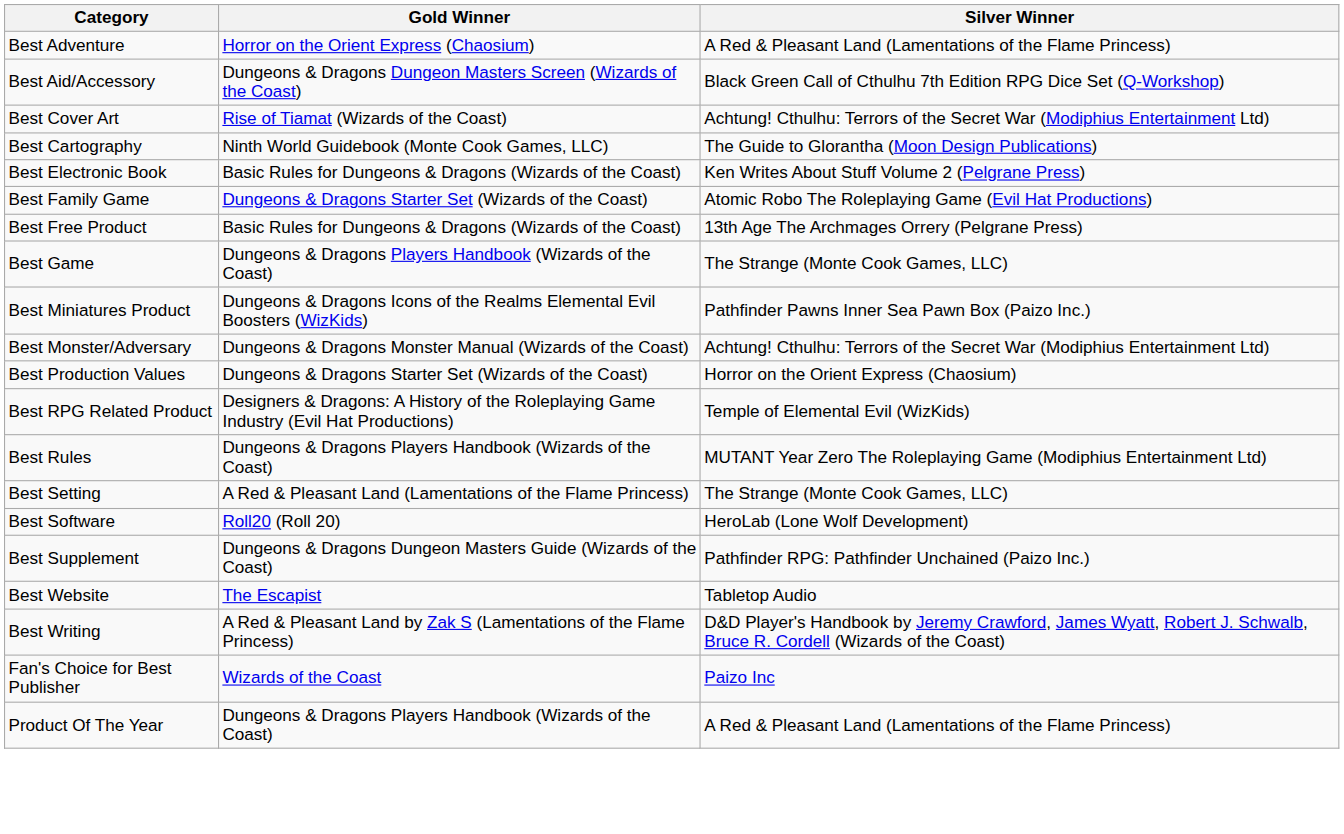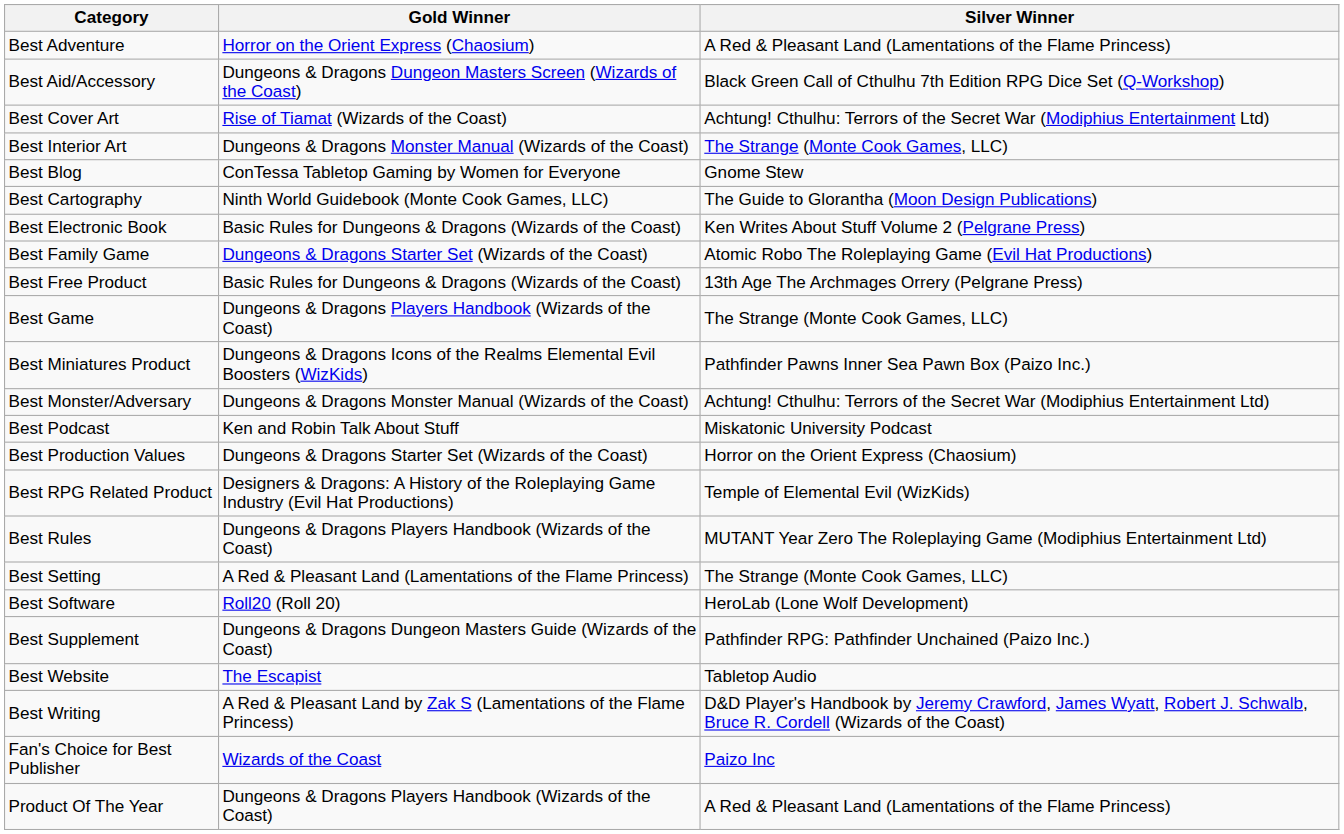+ row: (67, 145)
+ row: (45, 173)
+ row: (59, 428)
